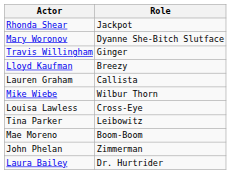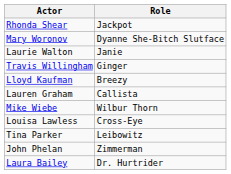+ row: (39, 53)
- row: (32, 135)
